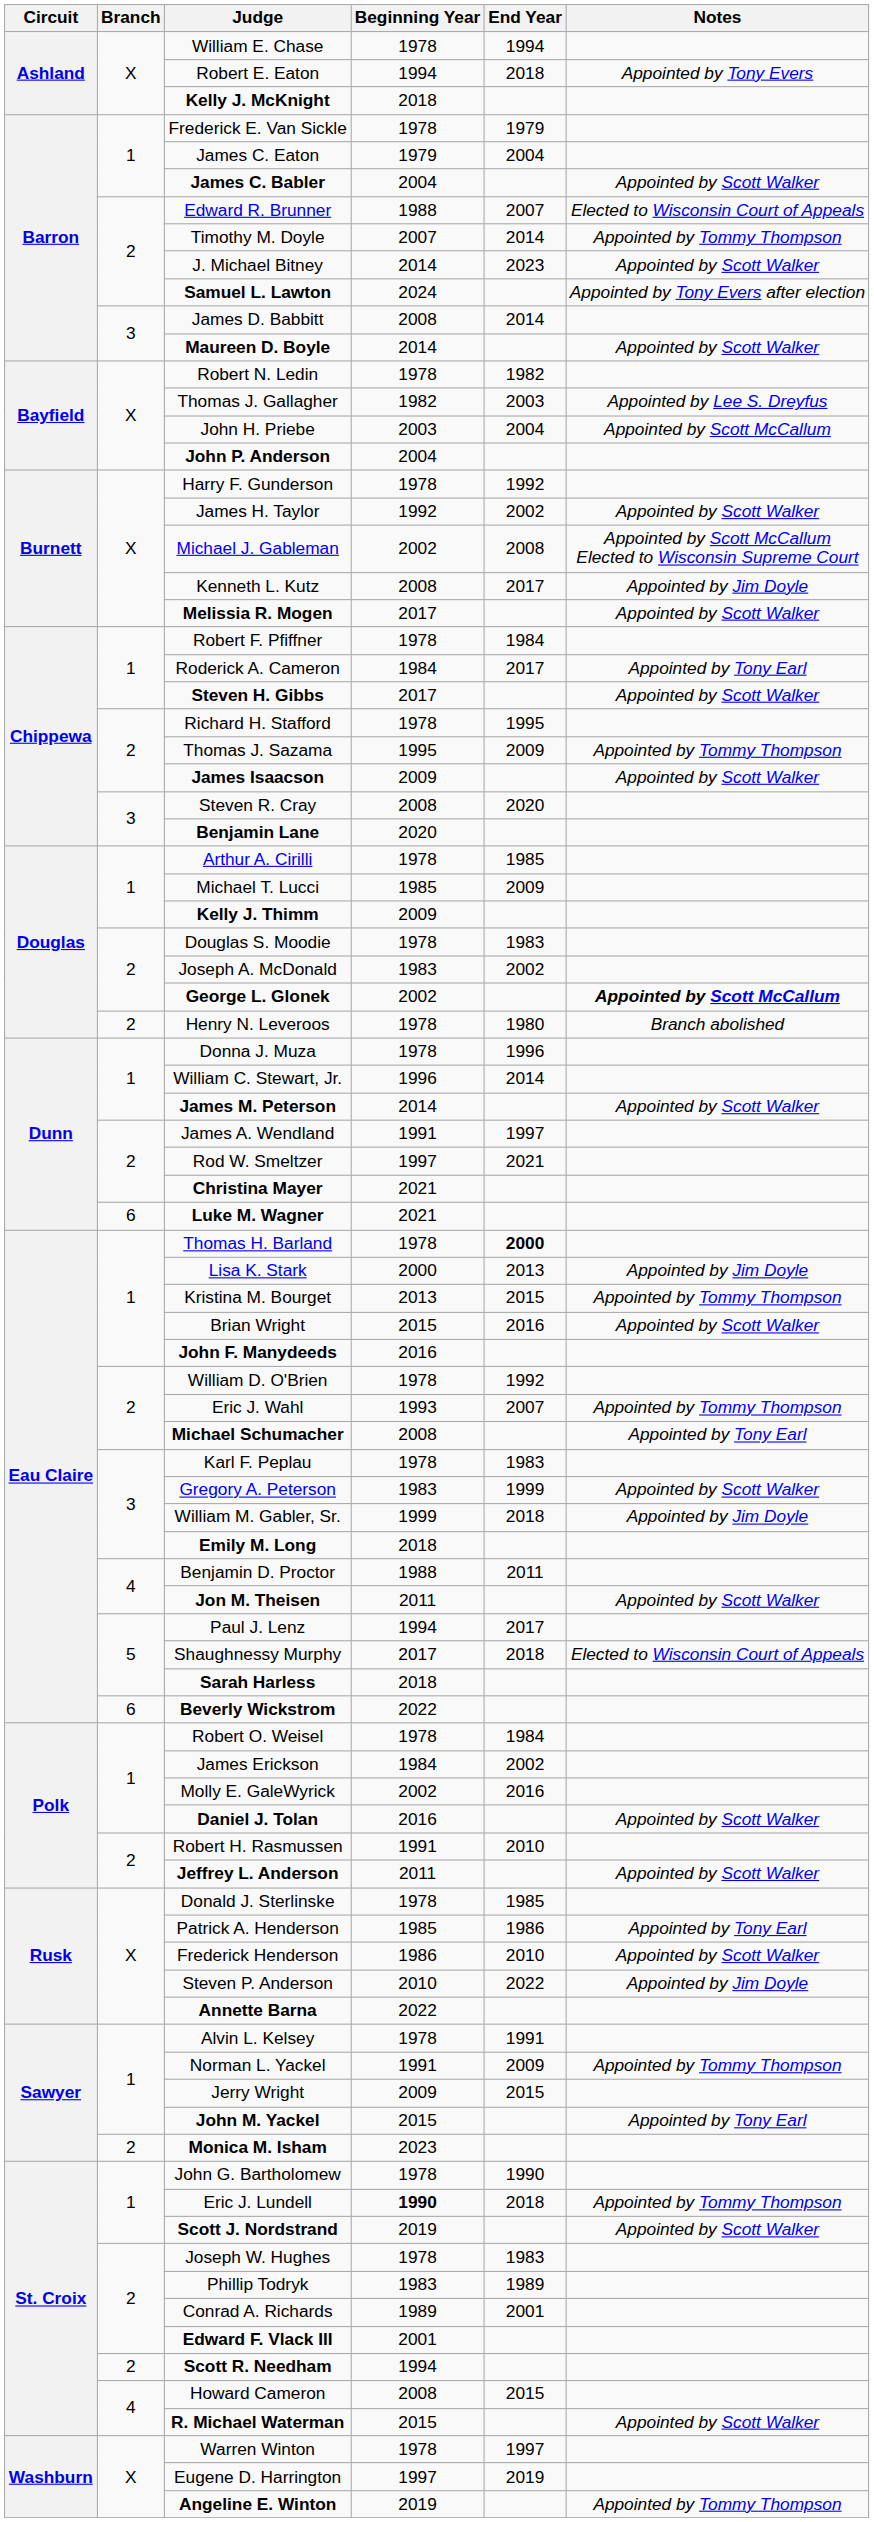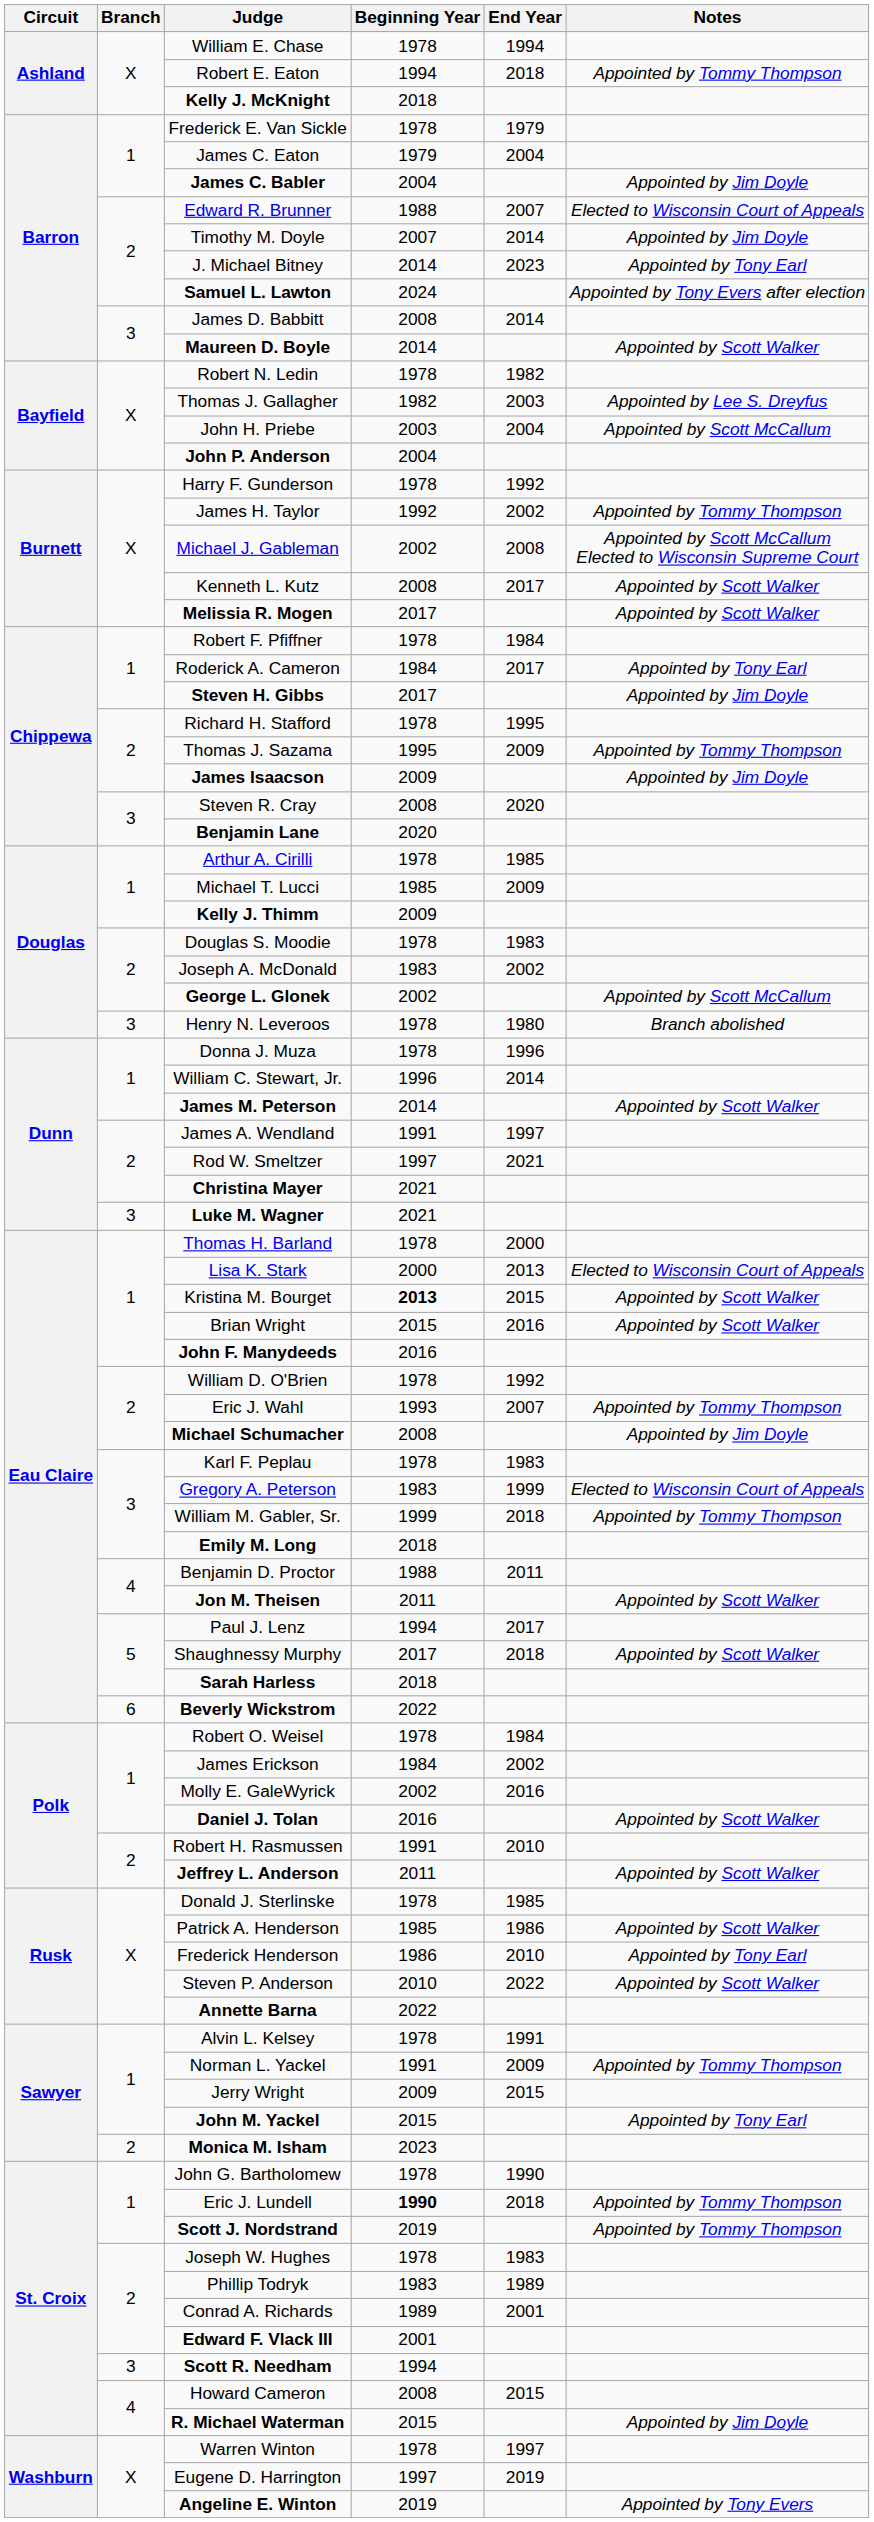(717, 73) Appointed by Tony Evers -> (717, 73) Appointed by Tommy Thompson
(717, 182) Appointed by Scott Walker -> (717, 182) Appointed by Jim Doyle
(717, 237) Appointed by Tommy Thompson -> (717, 237) Appointed by Jim Doyle
(717, 264) Appointed by Scott Walker -> (717, 264) Appointed by Tony Earl
(717, 511) Appointed by Scott Walker -> (717, 511) Appointed by Tommy Thompson
(717, 585) Appointed by Jim Doyle -> (717, 585) Appointed by Scott Walker
(717, 695) Appointed by Scott Walker -> (717, 695) Appointed by Jim Doyle
(717, 777) Appointed by Scott Walker -> (717, 777) Appointed by Jim Doyle
(717, 996) bold -> (717, 996) normal
(131, 1024) 2 -> (131, 1024) 3
(131, 1216) 6 -> (131, 1216) 3
(525, 1243) bold -> (525, 1243) normal
(717, 1270) Appointed by Jim Doyle -> (717, 1270) Elected to Wisconsin Court of Appeals
(418, 1298) normal -> (418, 1298) bold
(717, 1298) Appointed by Tommy Thompson -> (717, 1298) Appointed by Scott Walker
(717, 1435) Appointed by Tony Earl -> (717, 1435) Appointed by Jim Doyle
(717, 1490) Appointed by Scott Walker -> (717, 1490) Elected to Wisconsin Court of Appeals
(717, 1517) Appointed by Jim Doyle -> (717, 1517) Appointed by Tommy Thompson
(717, 1654) Elected to Wisconsin Court of Appeals -> (717, 1654) Appointed by Scott Walker
(717, 1928) Appointed by Tony Earl -> (717, 1928) Appointed by Scott Walker
(717, 1955) Appointed by Scott Walker -> (717, 1955) Appointed by Tony Earl
(717, 1983) Appointed by Jim Doyle -> (717, 1983) Appointed by Scott Walker
(717, 2230) Appointed by Scott Walker -> (717, 2230) Appointed by Tommy Thompson
(131, 2367) 2 -> (131, 2367) 3
(717, 2421) Appointed by Scott Walker -> (717, 2421) Appointed by Jim Doyle
(717, 2504) Appointed by Tommy Thompson -> (717, 2504) Appointed by Tony Evers
